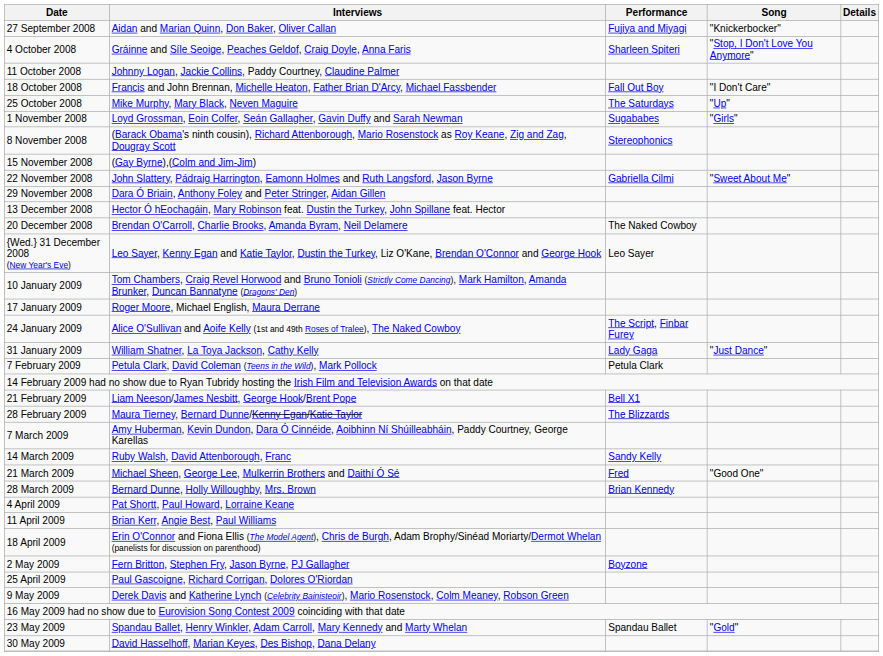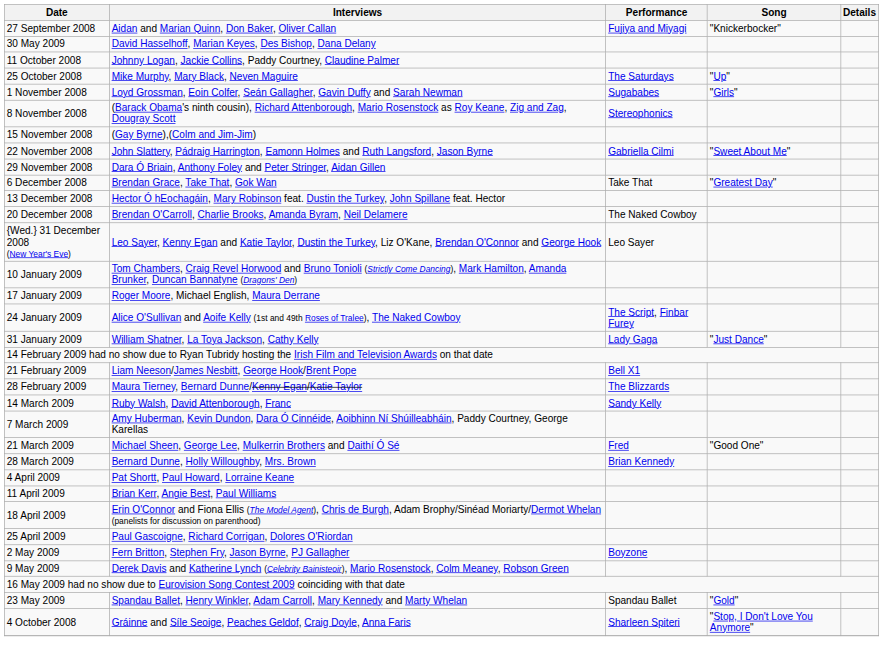rows swapped: (41, 50) <-> (36, 644)
- row: (44, 88)
+ row: (47, 183)
- row: (44, 367)
rows swapped: (38, 436) <-> (40, 457)
rows swapped: (36, 580) <-> (33, 564)
